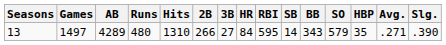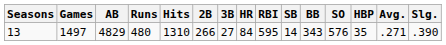(112, 32) 4289 -> (112, 32) 4829
(338, 32) 579 -> (338, 32) 576
